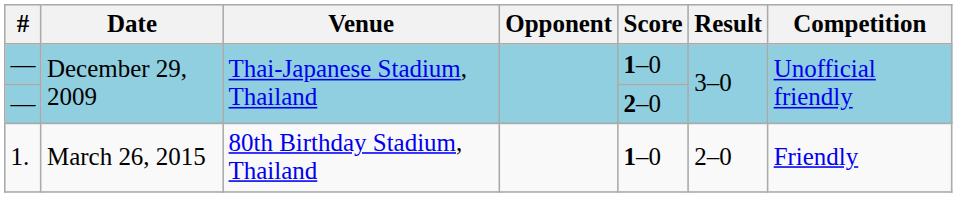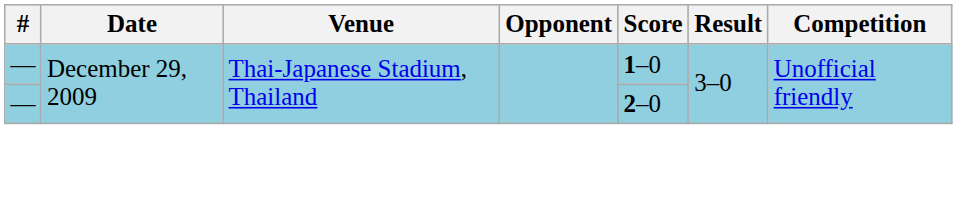- row: (20, 157)
